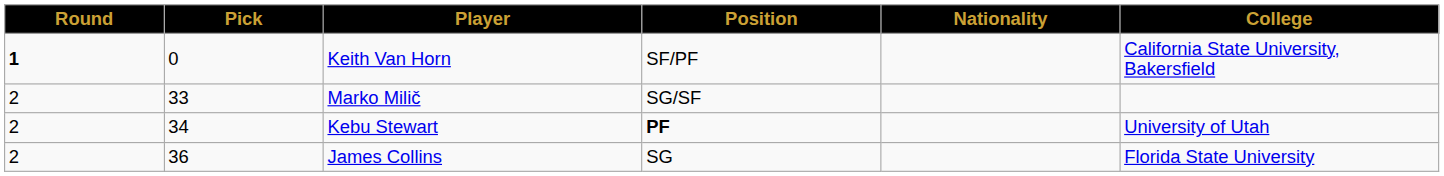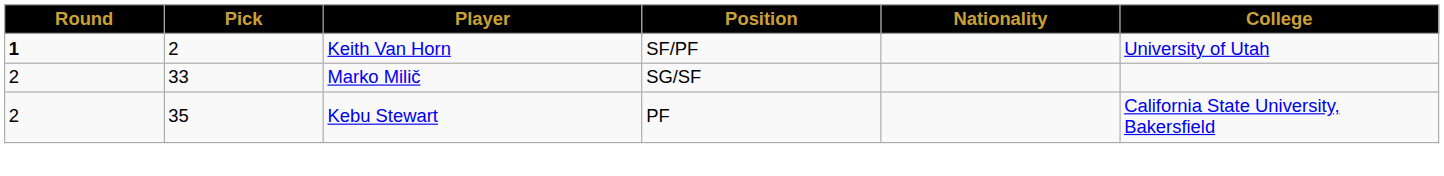(173, 58) 0 -> (173, 48) 2
(1232, 58) California State University, Bakersfield -> (1197, 48) University of Utah
(178, 127) 34 -> (178, 116) 35
(658, 127) bold -> (658, 116) normal
(1197, 127) University of Utah -> (1232, 116) California State University, Bakersfield
- row: (385, 156)
